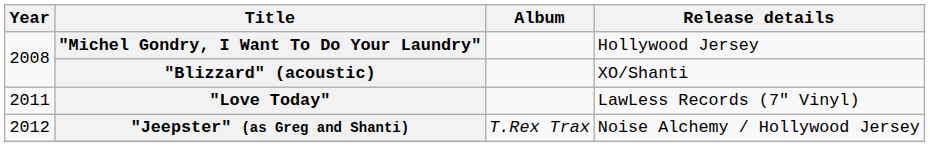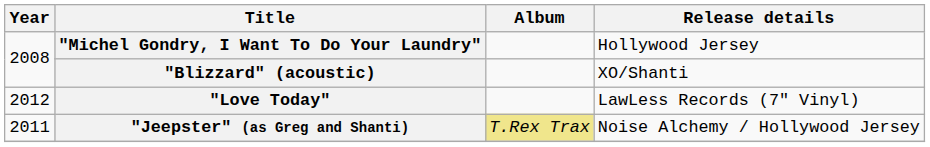(30, 100) 2011 -> (30, 100) 2012
(30, 128) 2012 -> (30, 128) 2011
(540, 128) no background -> (540, 128) khaki background
